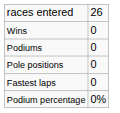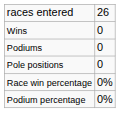- row: (31, 82)
+ row: (49, 82)
